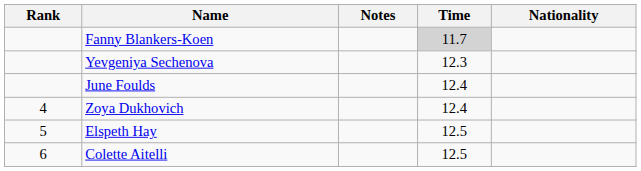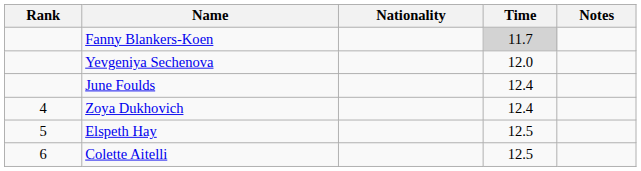columns swapped: (564, 16) <-> (378, 16)
(454, 62) 12.3 -> (520, 62) 12.0
